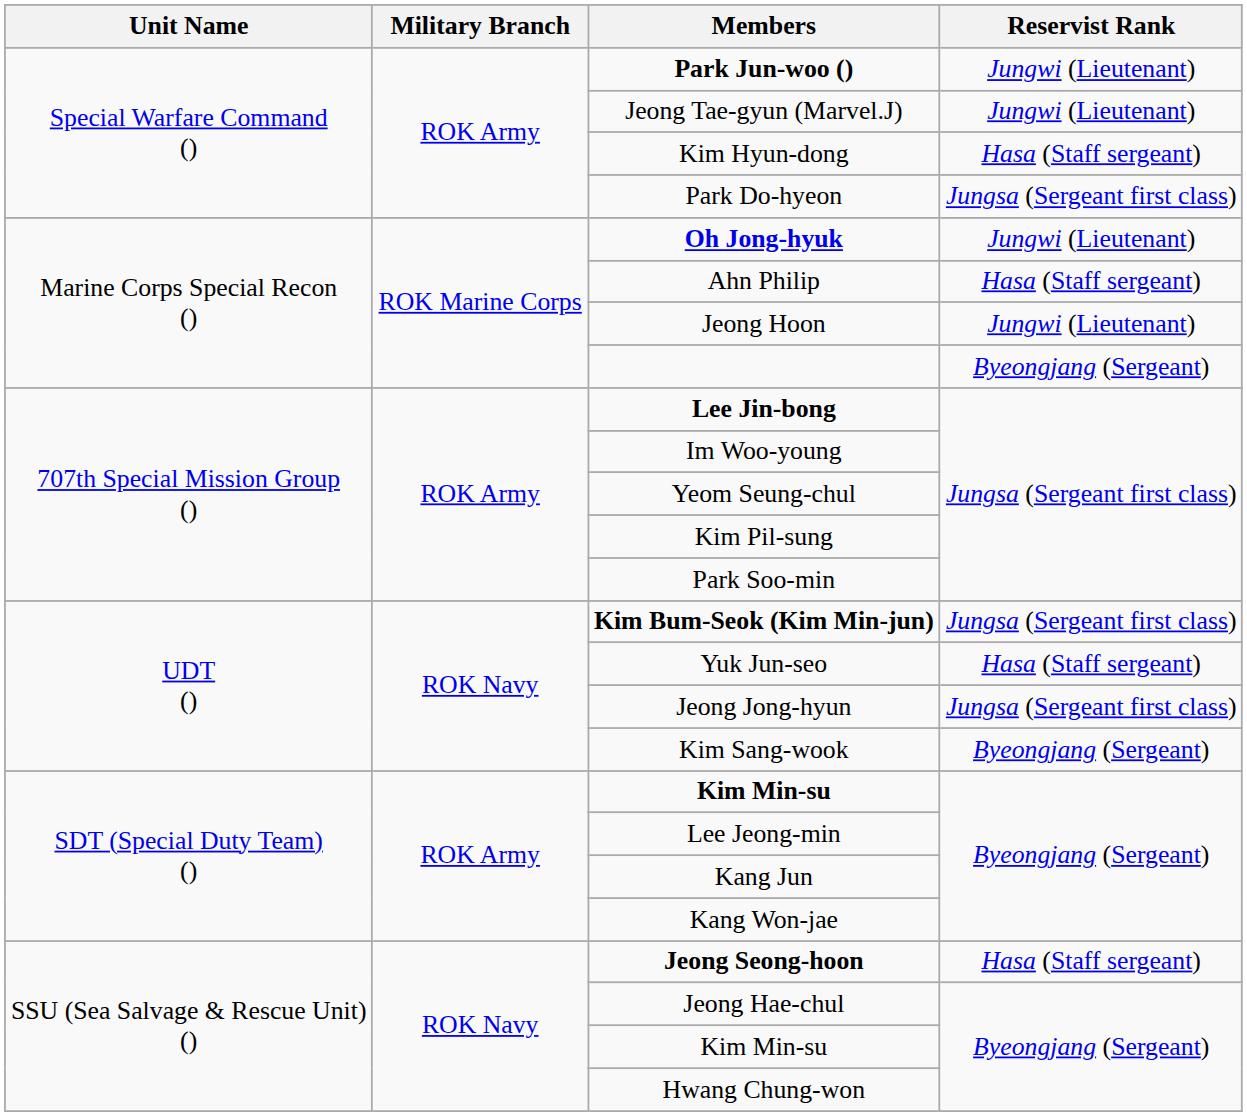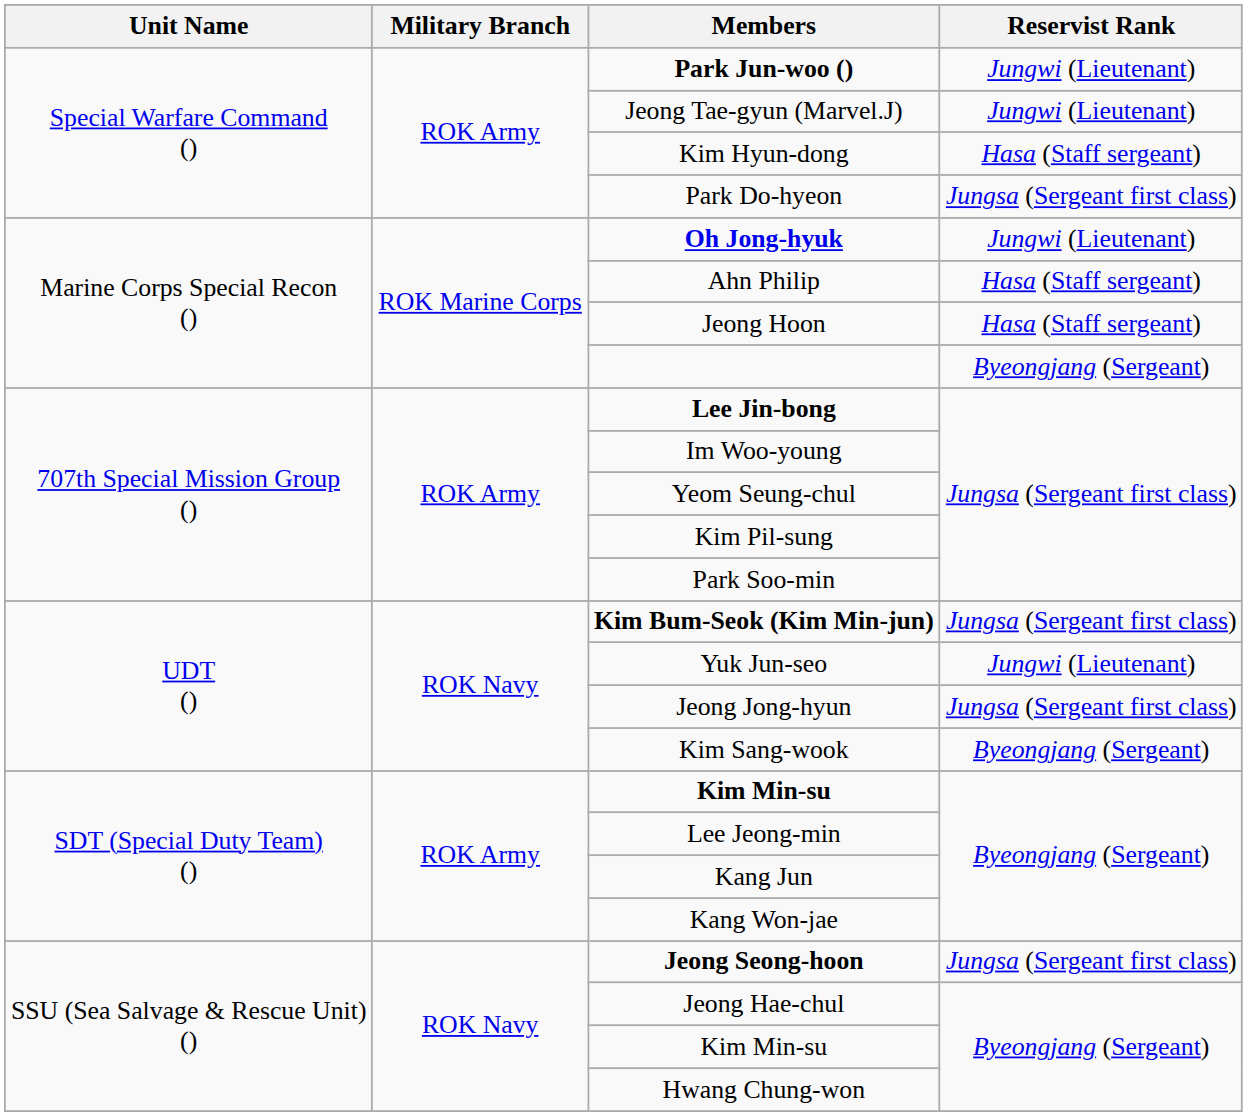(1091, 323) Jungwi (Lieutenant) -> (1091, 323) Hasa (Staff sergeant)
(1091, 663) Hasa (Staff sergeant) -> (1091, 663) Jungwi (Lieutenant)
(1091, 961) Hasa (Staff sergeant) -> (1091, 961) Jungsa (Sergeant first class)
